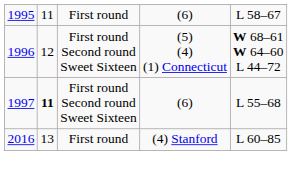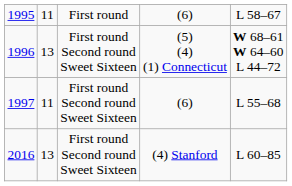(47, 51) 12 -> (47, 51) 13
(47, 103) bold -> (47, 103) normal
(98, 139) First round -> (98, 154) First round Second round Sweet Sixteen
